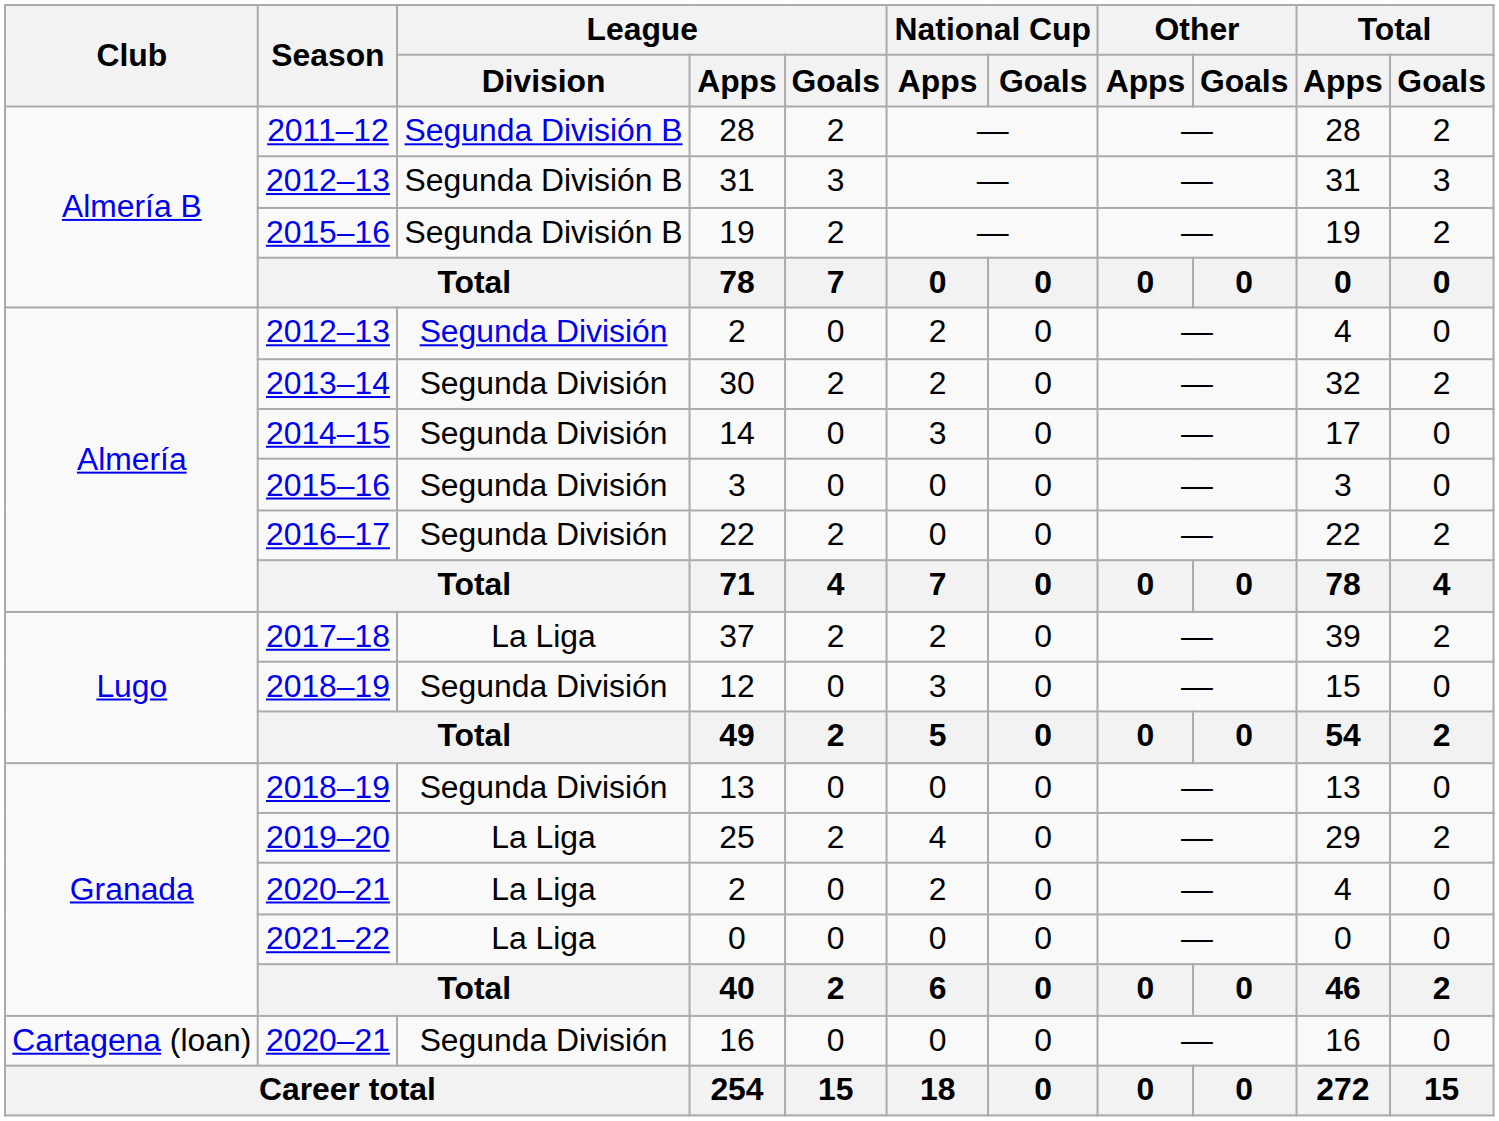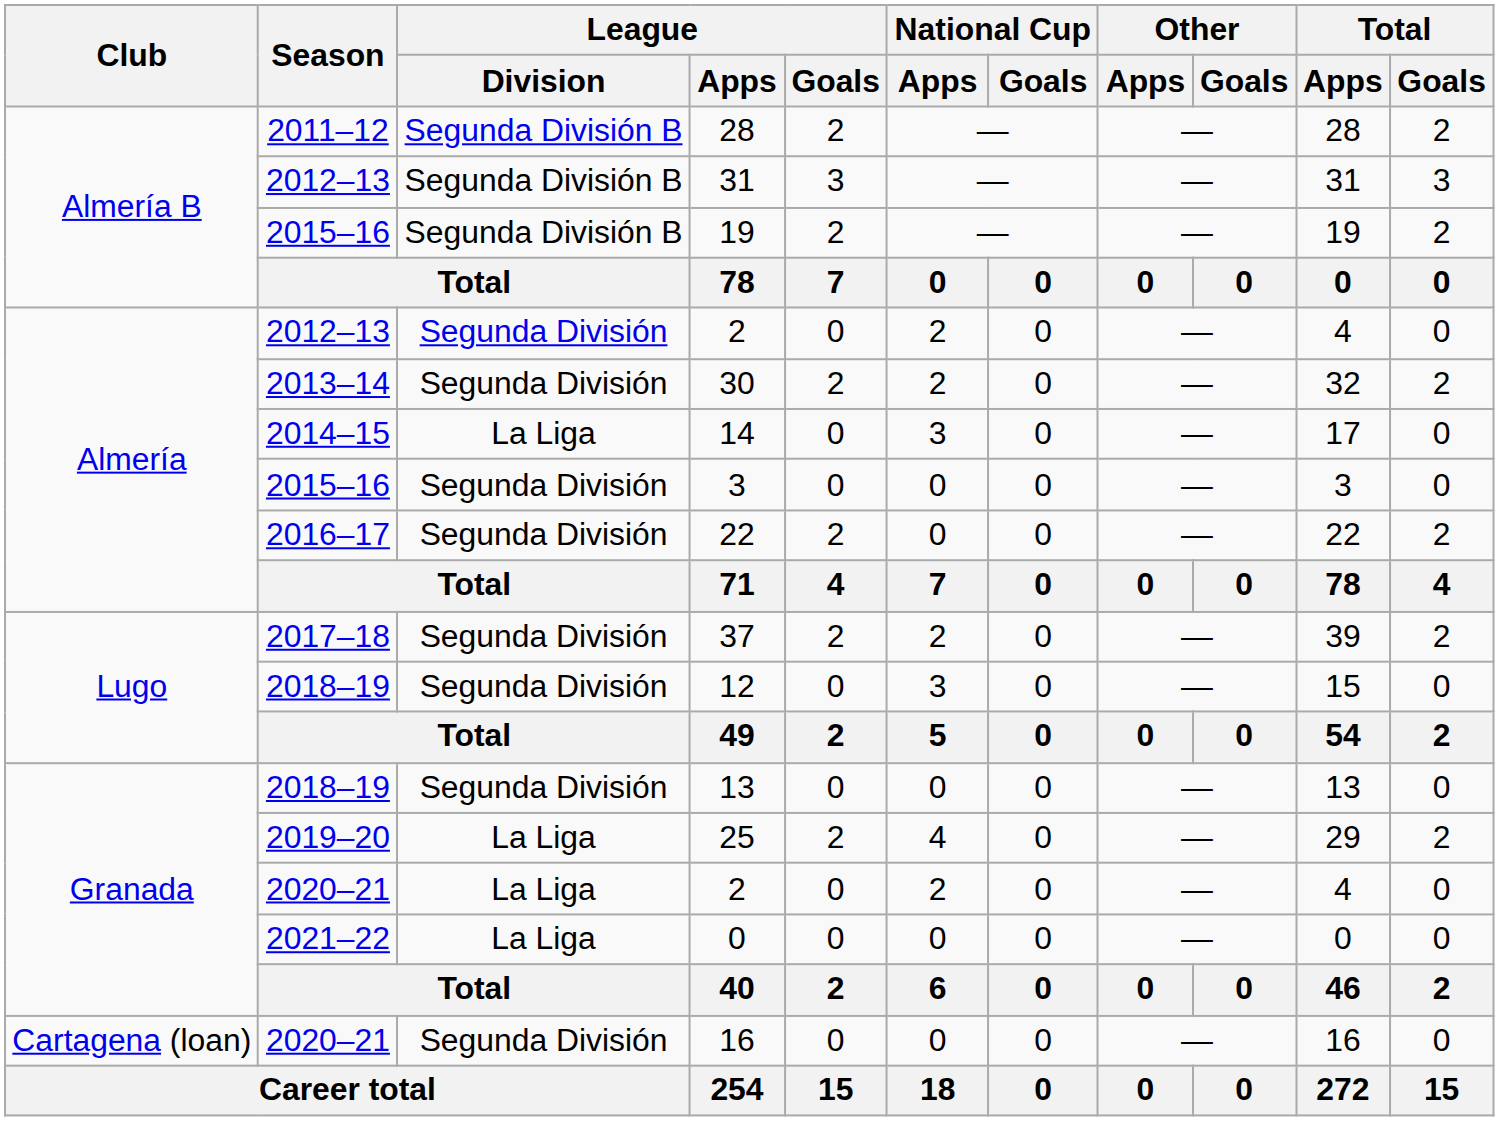(544, 433) Segunda División -> (544, 433) La Liga
(544, 635) La Liga -> (544, 635) Segunda División
